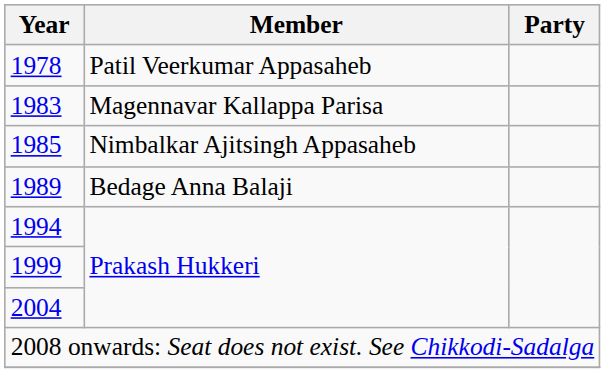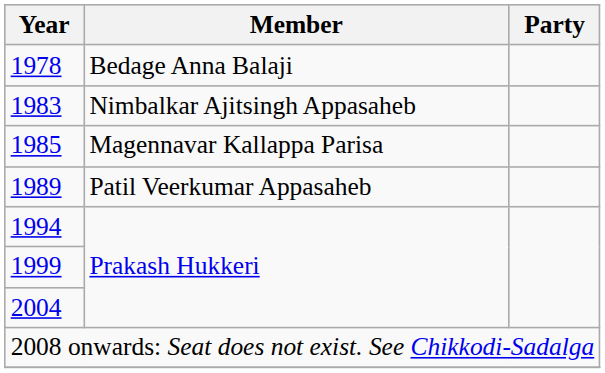(230, 65) Patil Veerkumar Appasaheb -> (191, 65) Bedage Anna Balaji
(236, 105) Magennavar Kallappa Parisa -> (253, 105) Nimbalkar Ajitsingh Appasaheb
(253, 145) Nimbalkar Ajitsingh Appasaheb -> (236, 145) Magennavar Kallappa Parisa
(191, 186) Bedage Anna Balaji -> (230, 186) Patil Veerkumar Appasaheb
